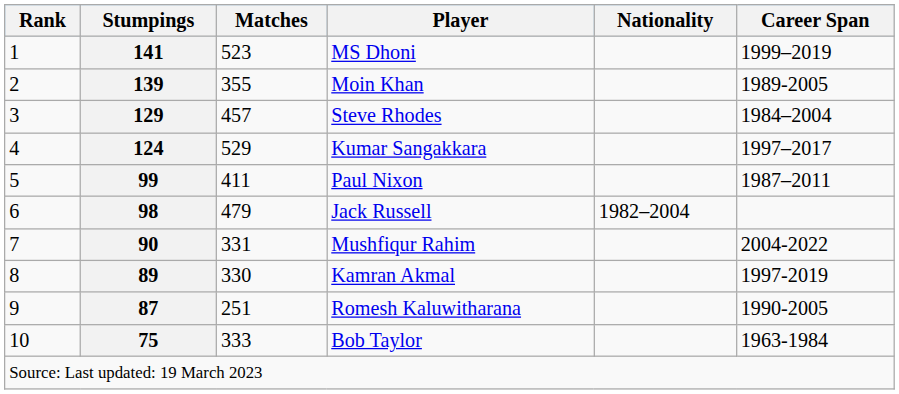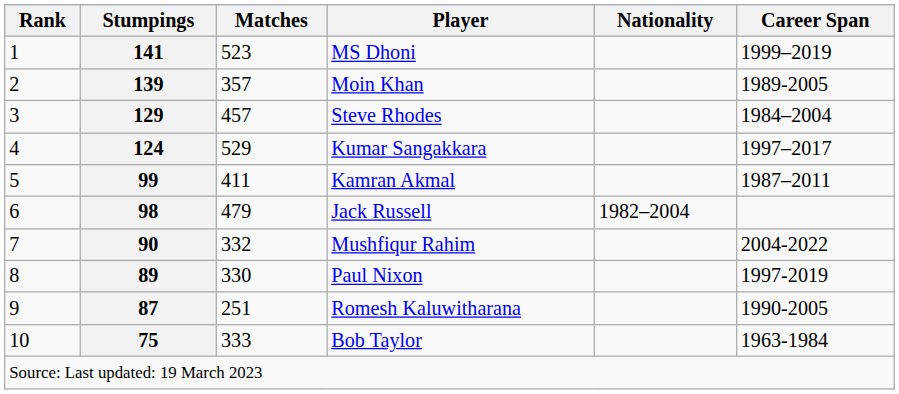(236, 84) 355 -> (236, 84) 357
(377, 180) Paul Nixon -> (393, 180) Kamran Akmal
(236, 244) 331 -> (236, 244) 332
(393, 276) Kamran Akmal -> (377, 276) Paul Nixon
